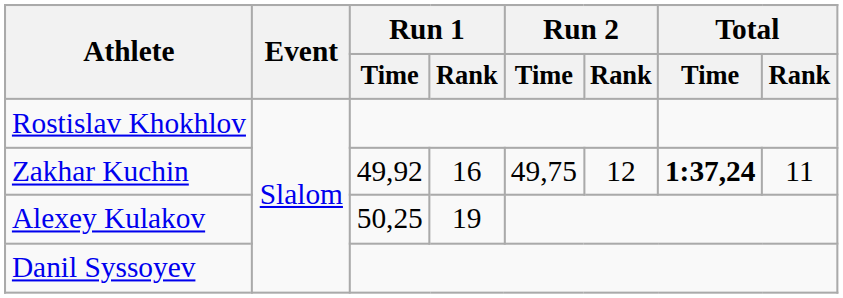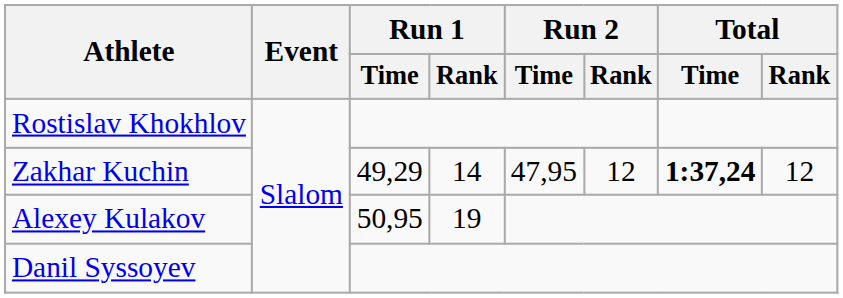(390, 171) 49,92 -> (390, 171) 49,29
(467, 171) 16 -> (467, 171) 14
(544, 171) 49,75 -> (544, 171) 47,95
(799, 171) 11 -> (799, 171) 12
(390, 219) 50,25 -> (390, 219) 50,95
